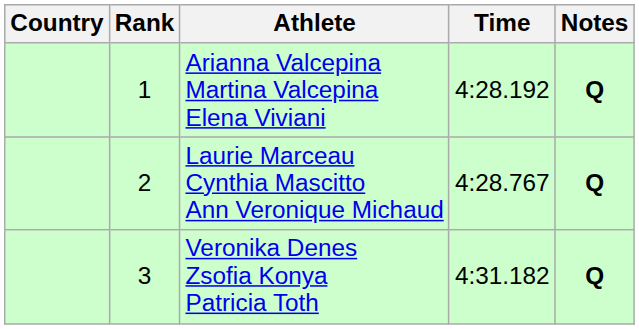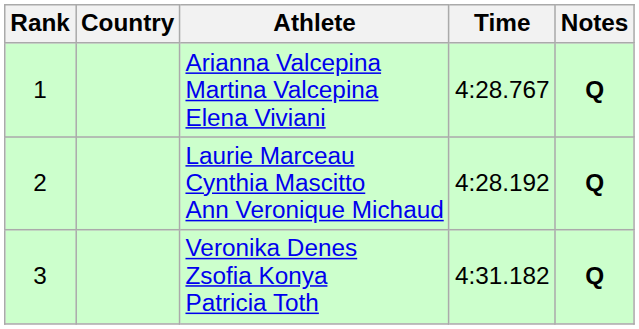columns swapped: (145, 23) <-> (57, 23)
(502, 89) 4:28.192 -> (502, 89) 4:28.767
(502, 183) 4:28.767 -> (502, 183) 4:28.192
